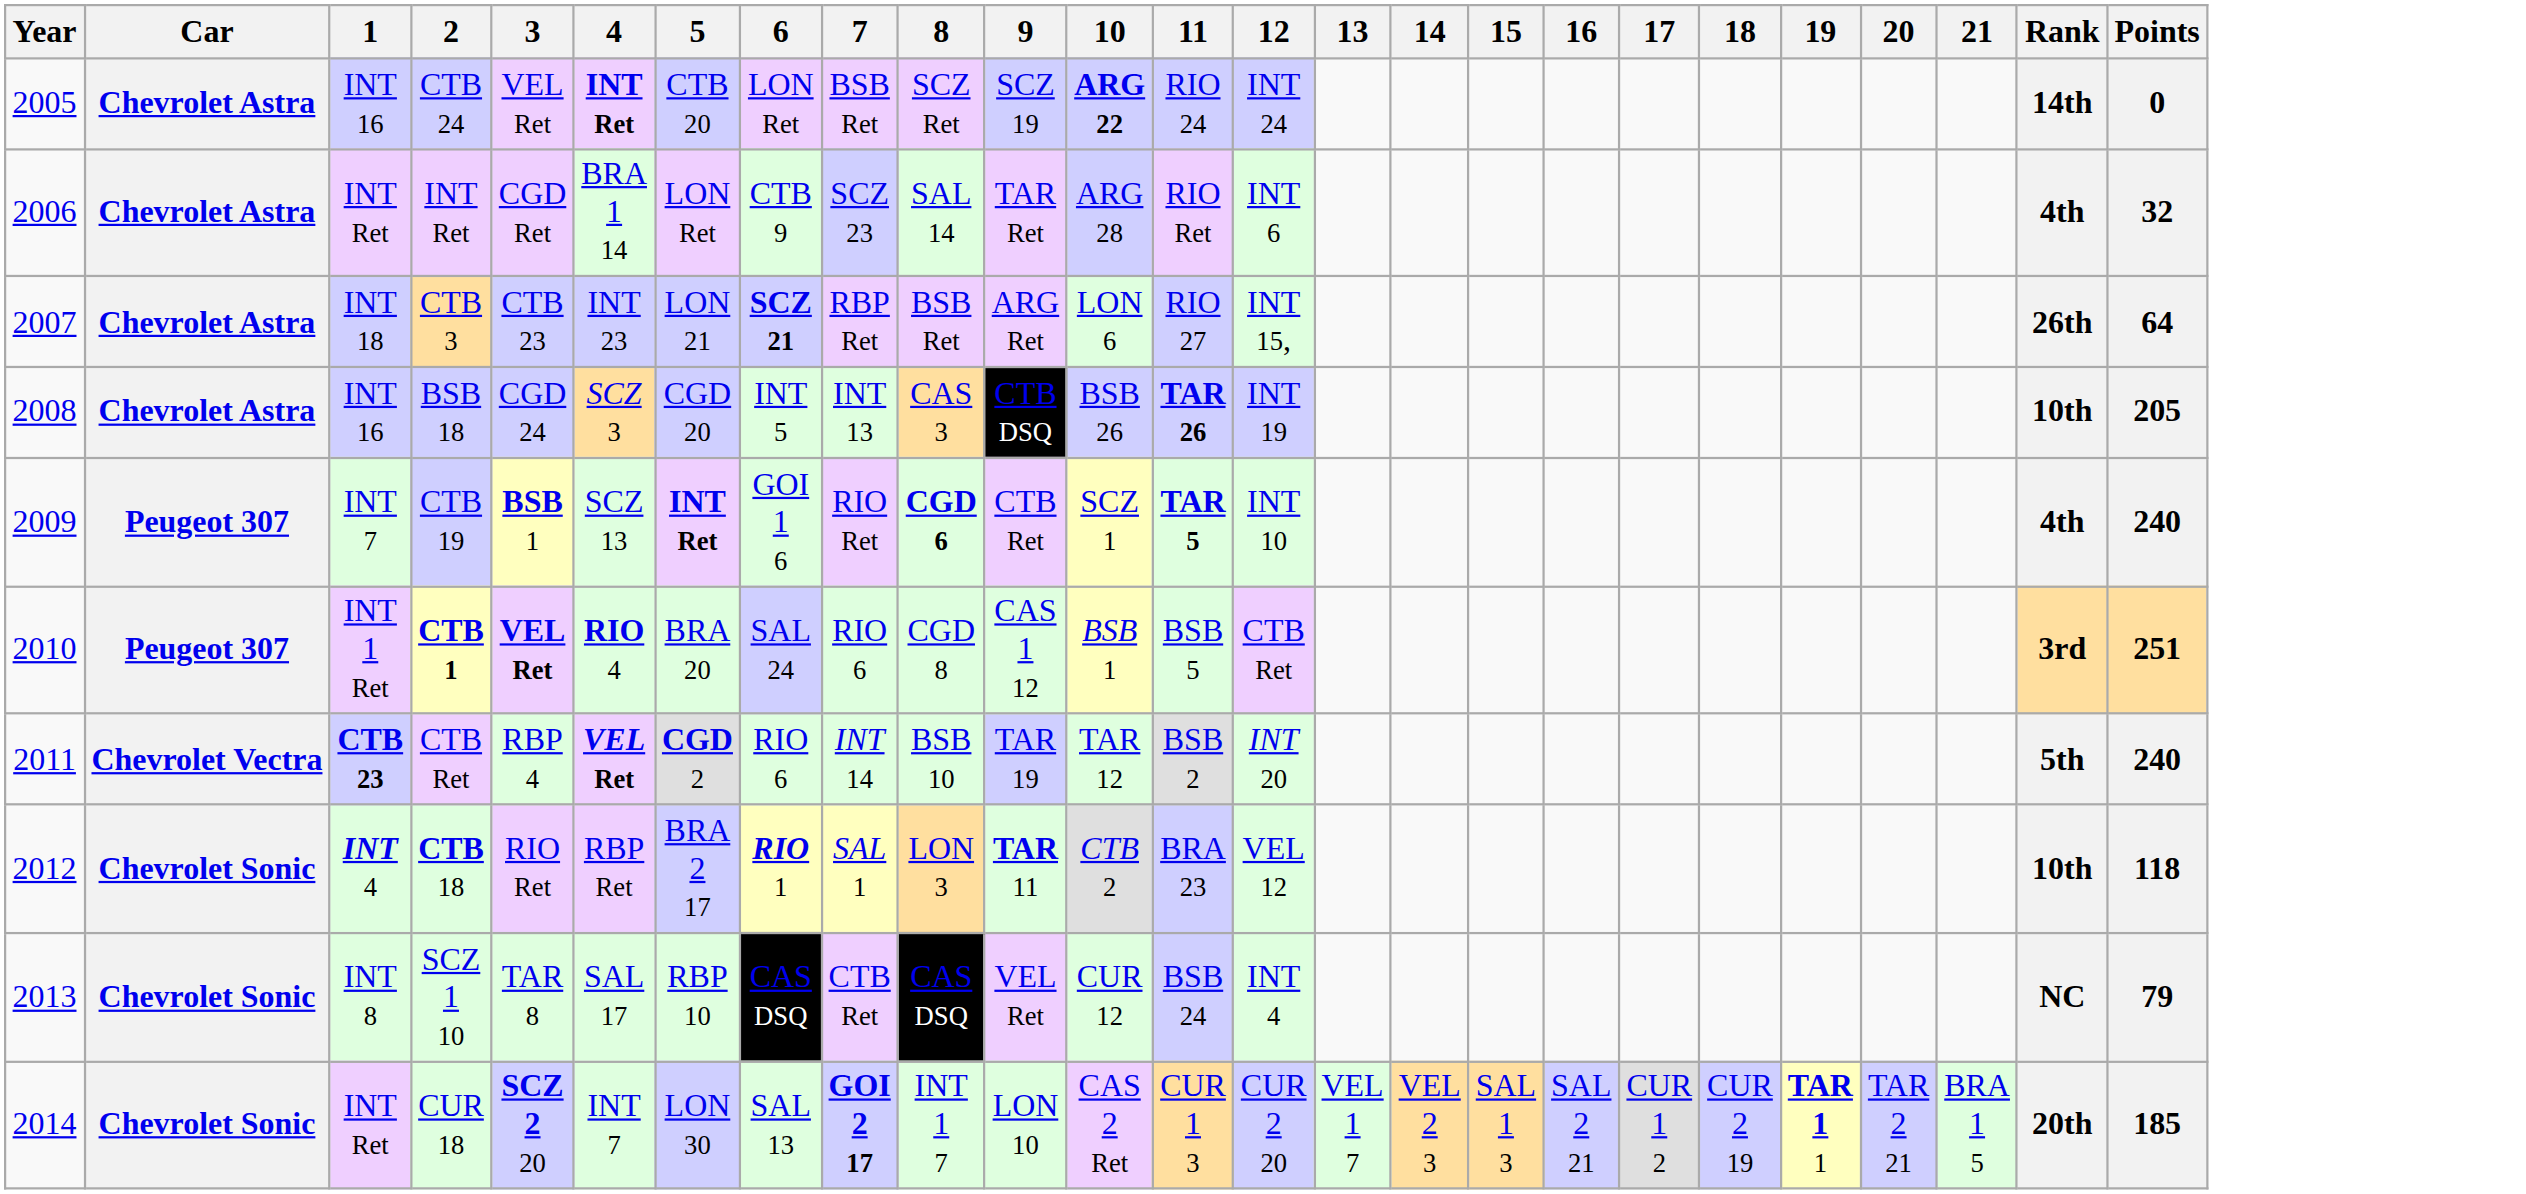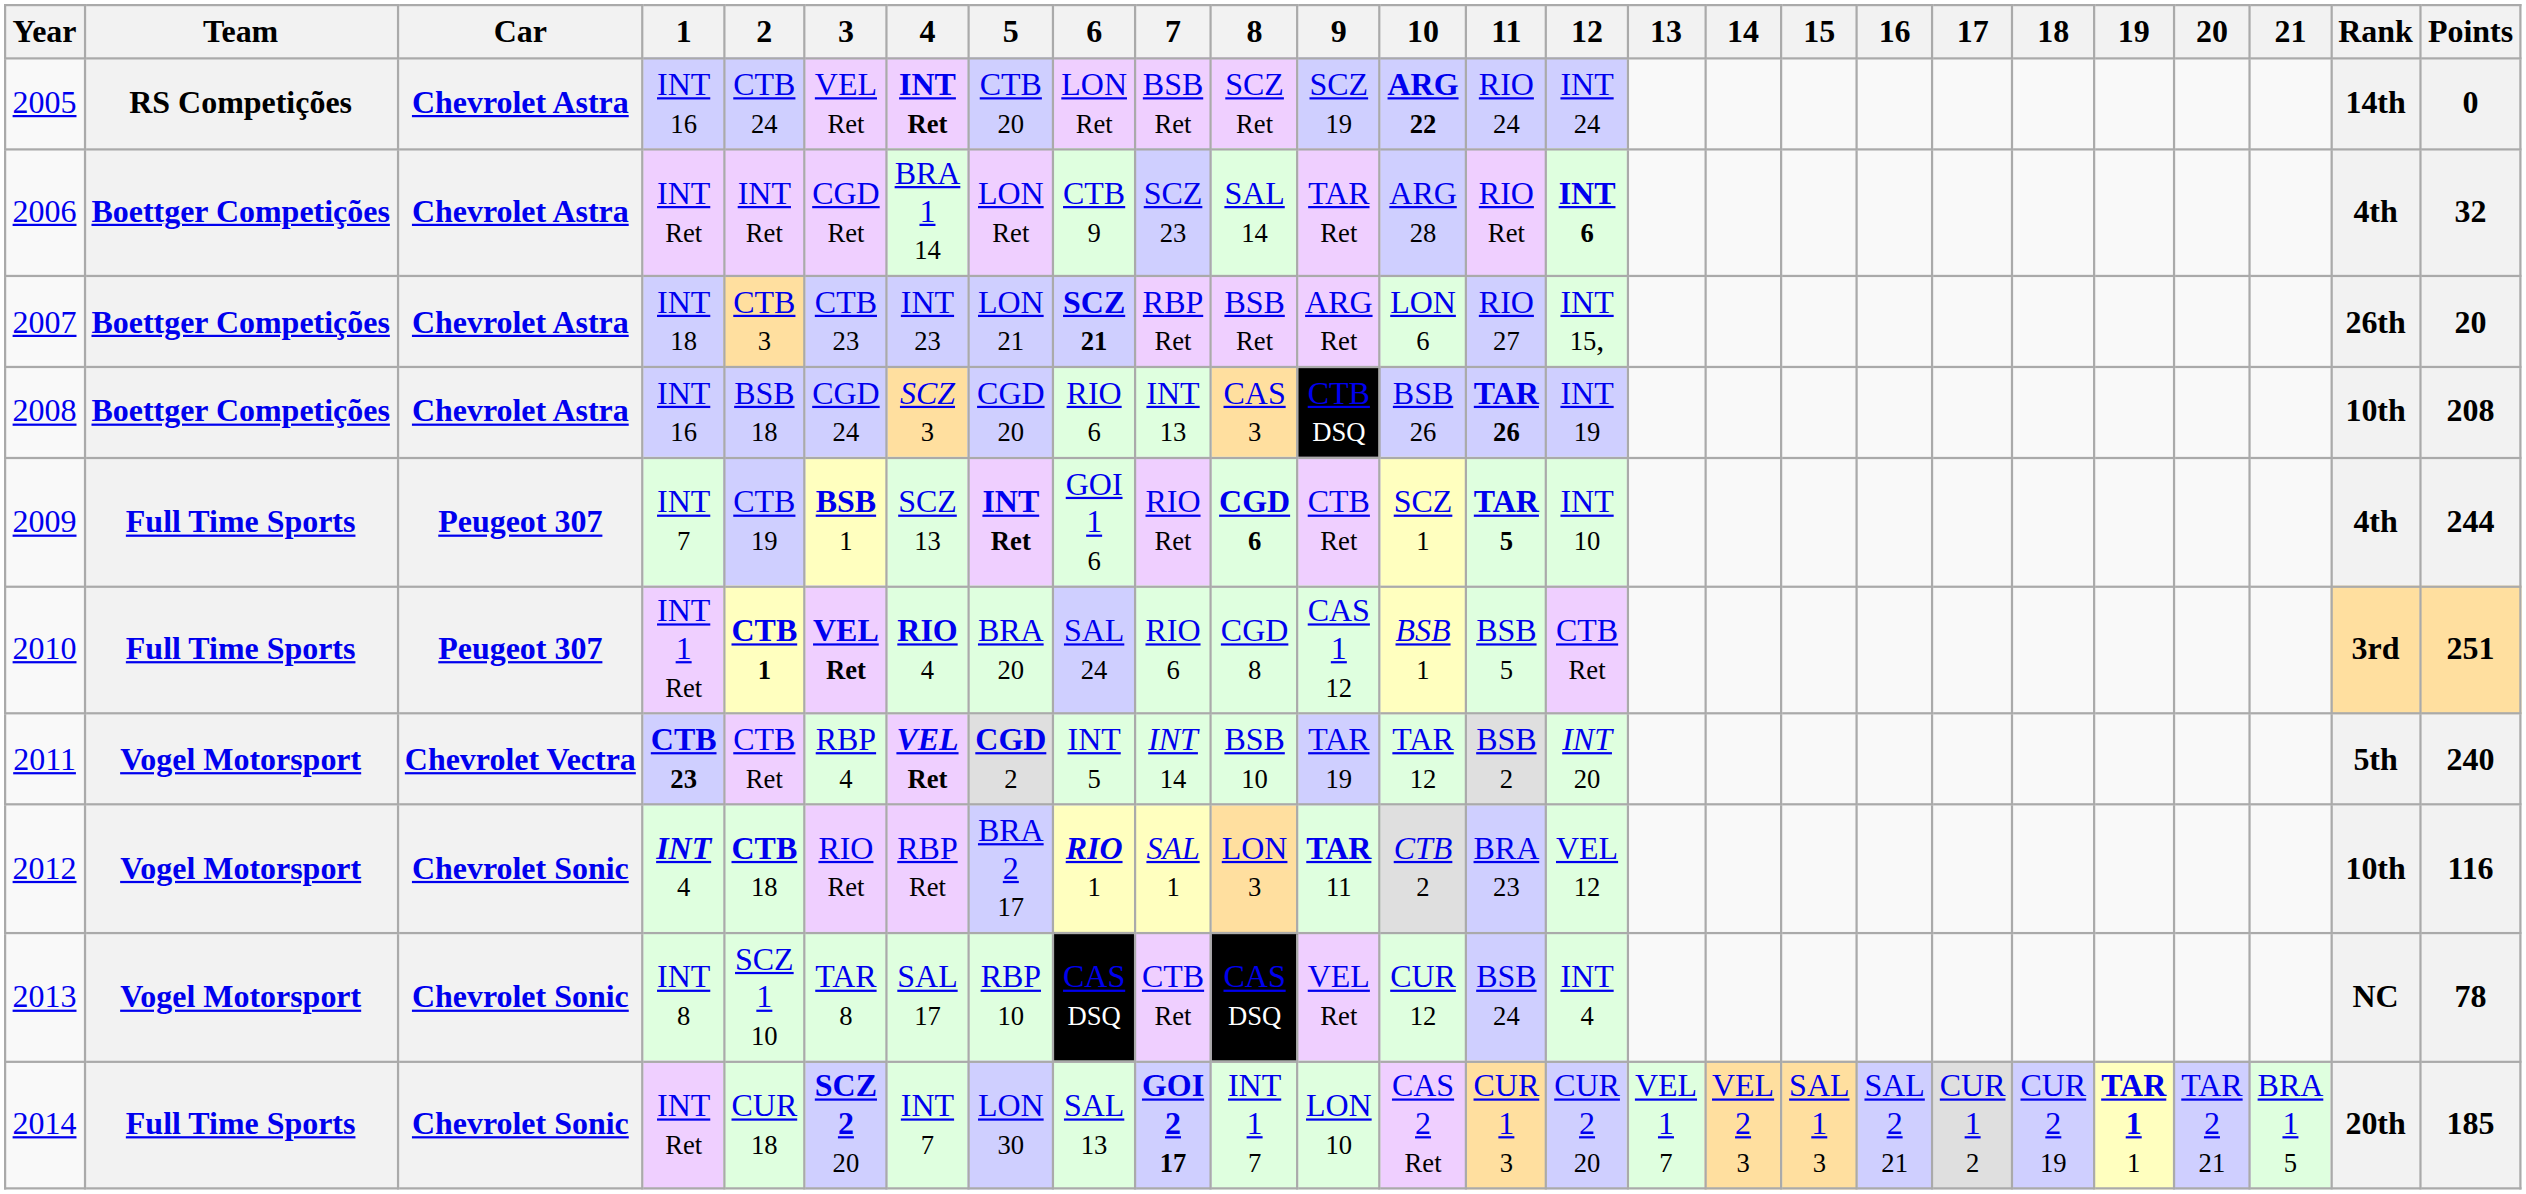+ column: (241, 31)
(1274, 212) normal -> (1587, 212) bold
(2157, 321) 64 -> (2471, 321) 20
(781, 411) INT 5 -> (1094, 411) RIO 6
(2157, 411) 205 -> (2470, 411) 208
(2157, 521) 240 -> (2470, 521) 244
(781, 758) RIO 6 -> (1094, 758) INT 5
(2157, 868) 118 -> (2471, 868) 116
(2157, 996) 79 -> (2471, 996) 78
